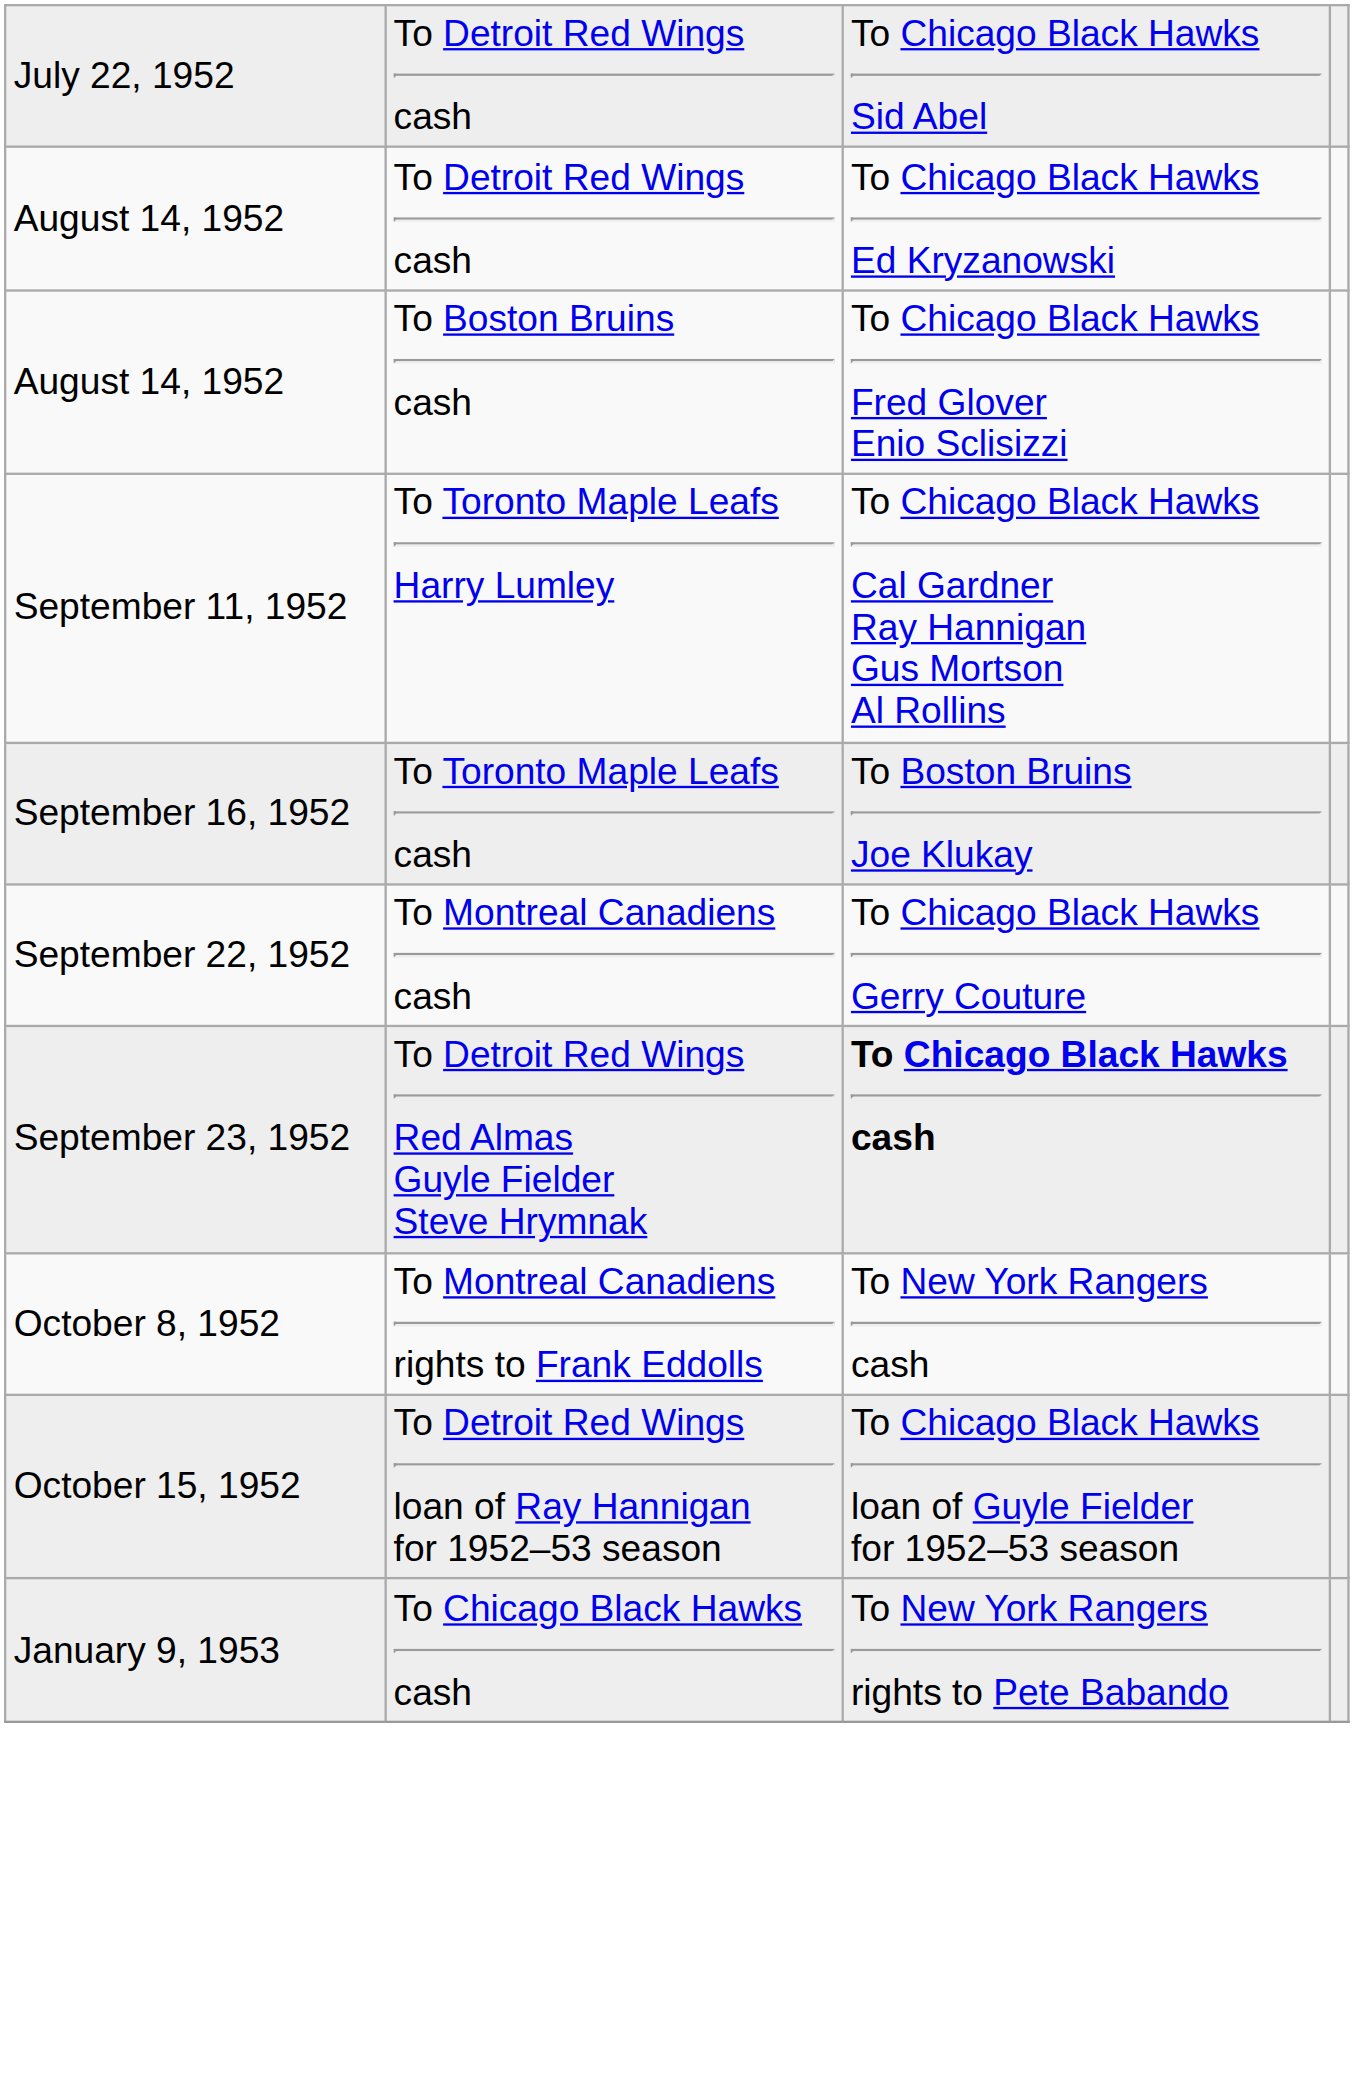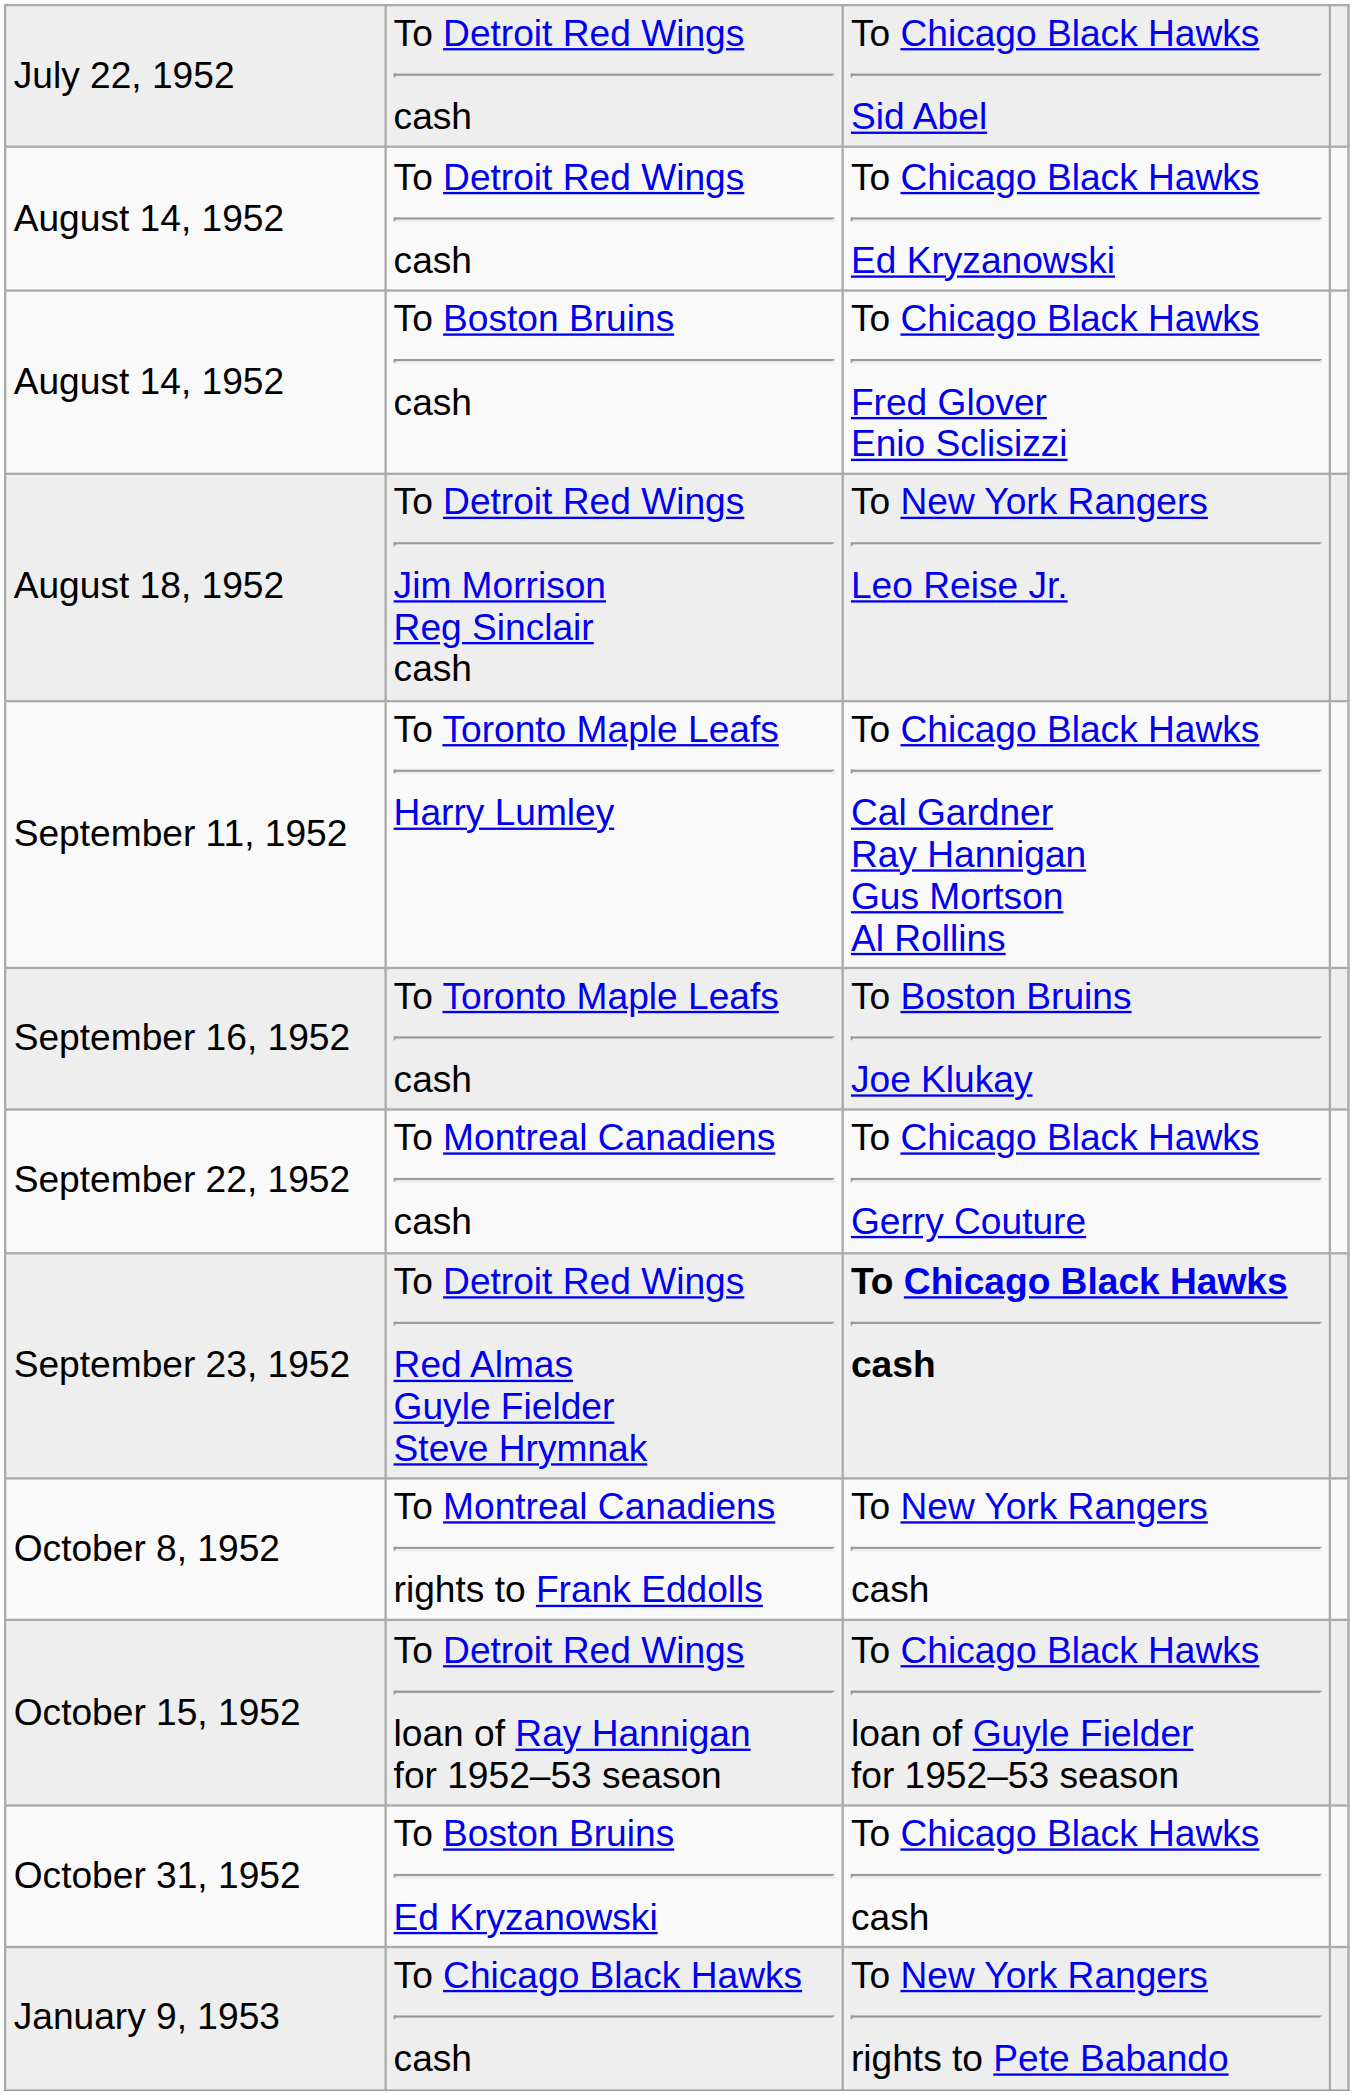+ row: (149, 586)
+ row: (157, 1875)
